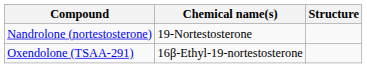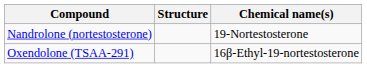columns swapped: (230, 14) <-> (334, 14)
